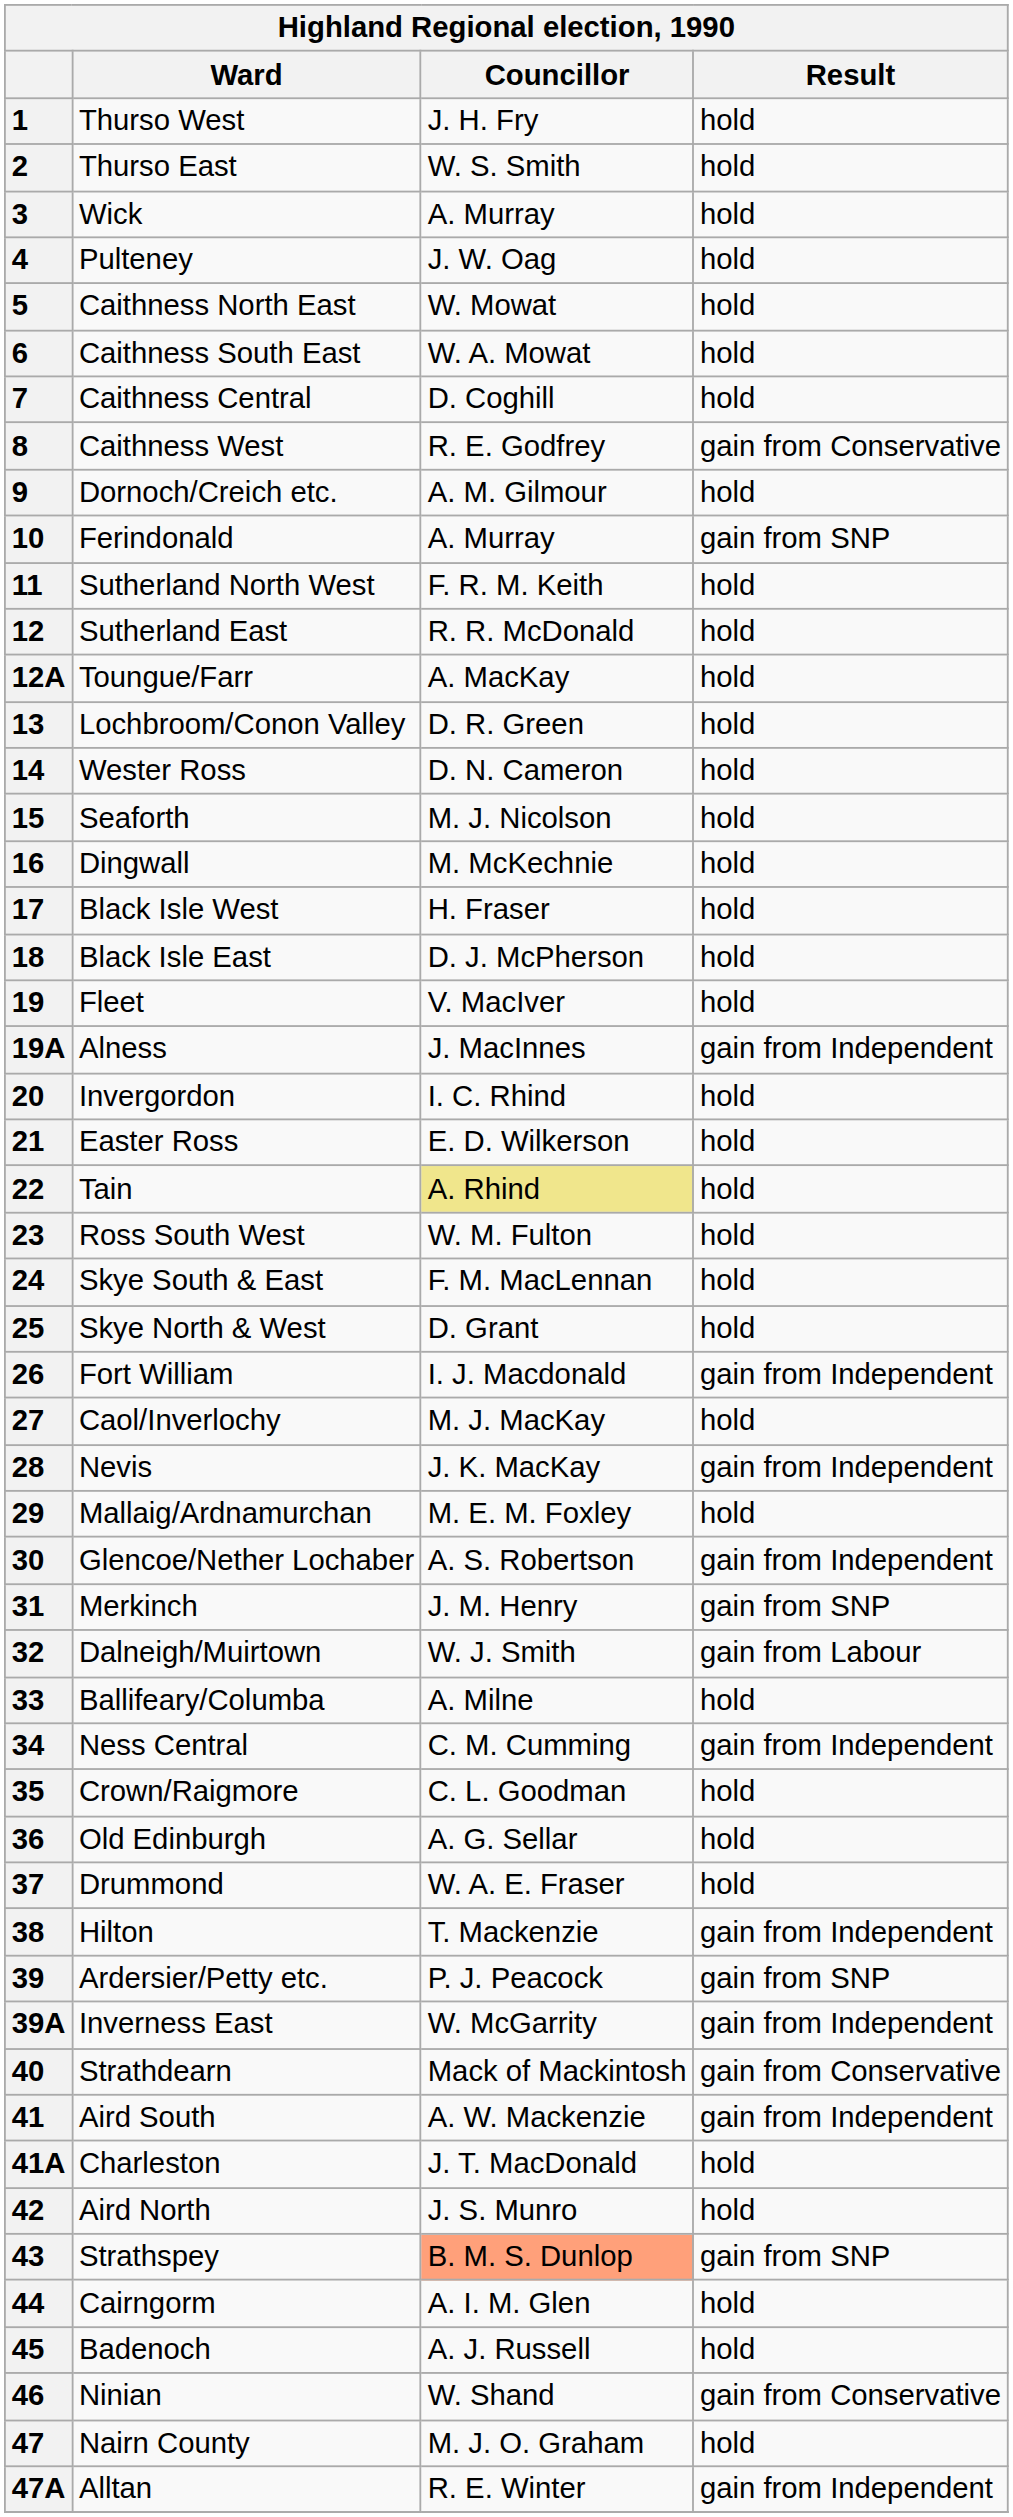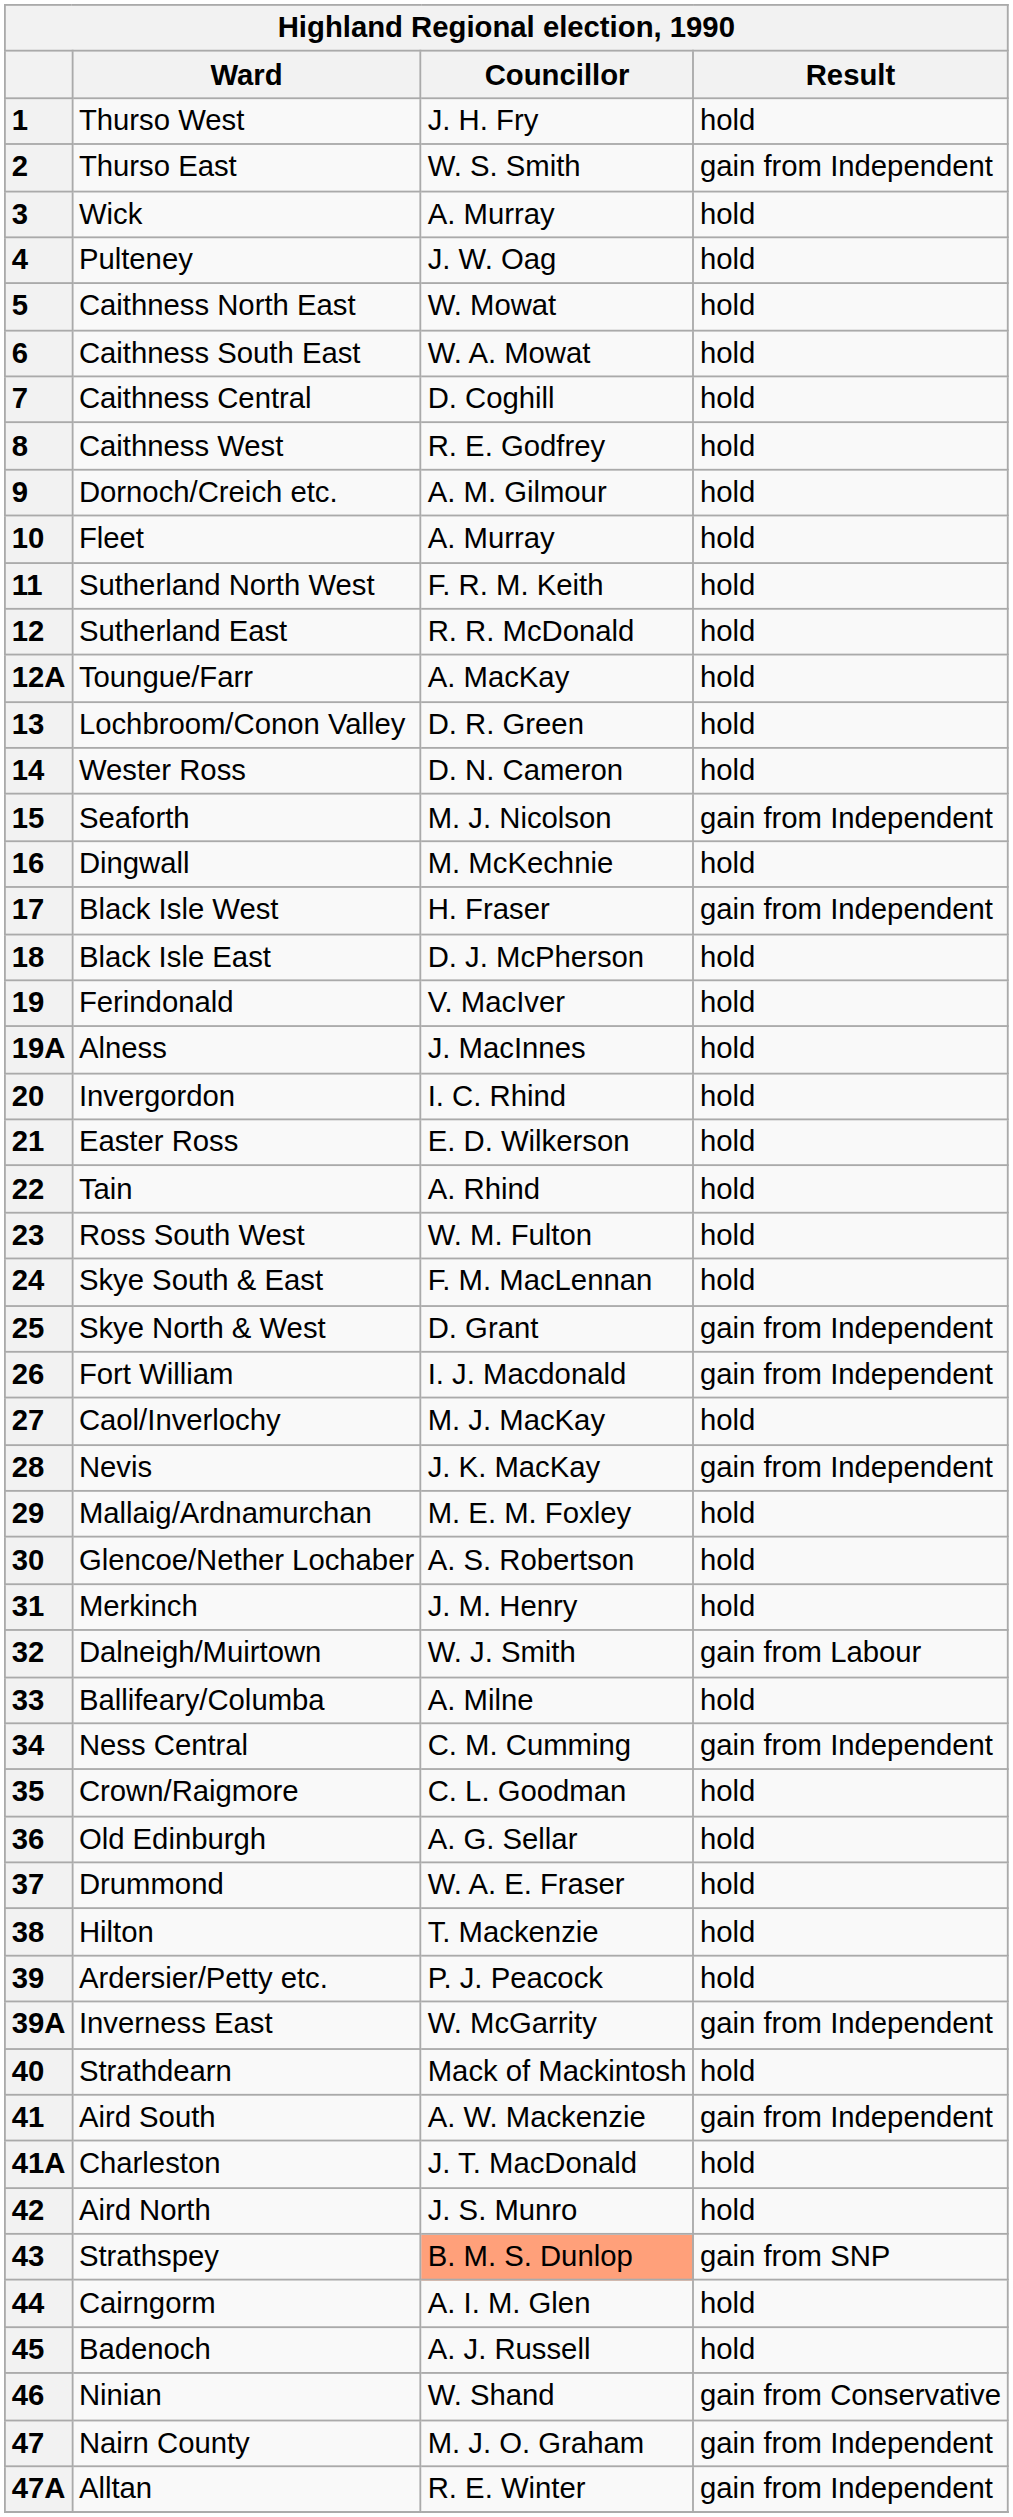(728, 167) hold -> (846, 167) gain from Independent
(850, 445) gain from Conservative -> (728, 445) hold
(156, 538) Ferindonald -> (111, 538) Fleet
(795, 538) gain from SNP -> (728, 538) hold
(728, 817) hold -> (846, 817) gain from Independent
(728, 910) hold -> (846, 910) gain from Independent
(111, 1002) Fleet -> (156, 1002) Ferindonald
(846, 1049) gain from Independent -> (728, 1049) hold
(484, 1188) khaki background -> (484, 1188) no background
(728, 1327) hold -> (846, 1327) gain from Independent
(846, 1560) gain from Independent -> (728, 1560) hold
(795, 1606) gain from SNP -> (728, 1606) hold
(846, 1931) gain from Independent -> (728, 1931) hold
(795, 1978) gain from SNP -> (728, 1978) hold
(850, 2070) gain from Conservative -> (728, 2070) hold
(728, 2442) hold -> (846, 2442) gain from Independent
